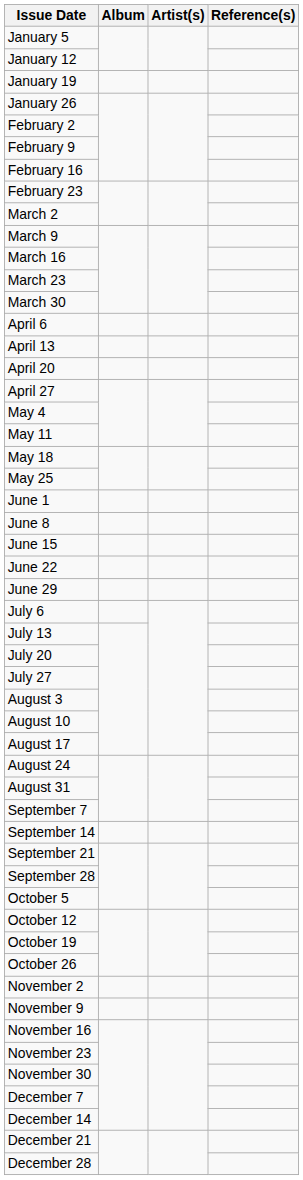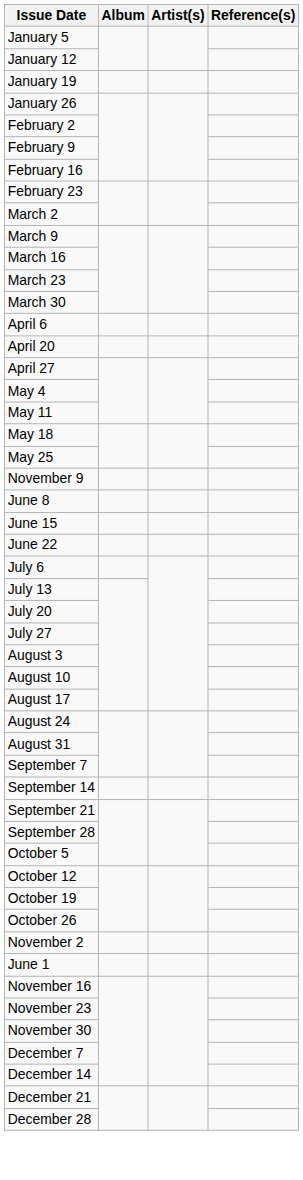- row: (31, 346)
rows swapped: (29, 501) <-> (46, 1008)
- row: (32, 589)
